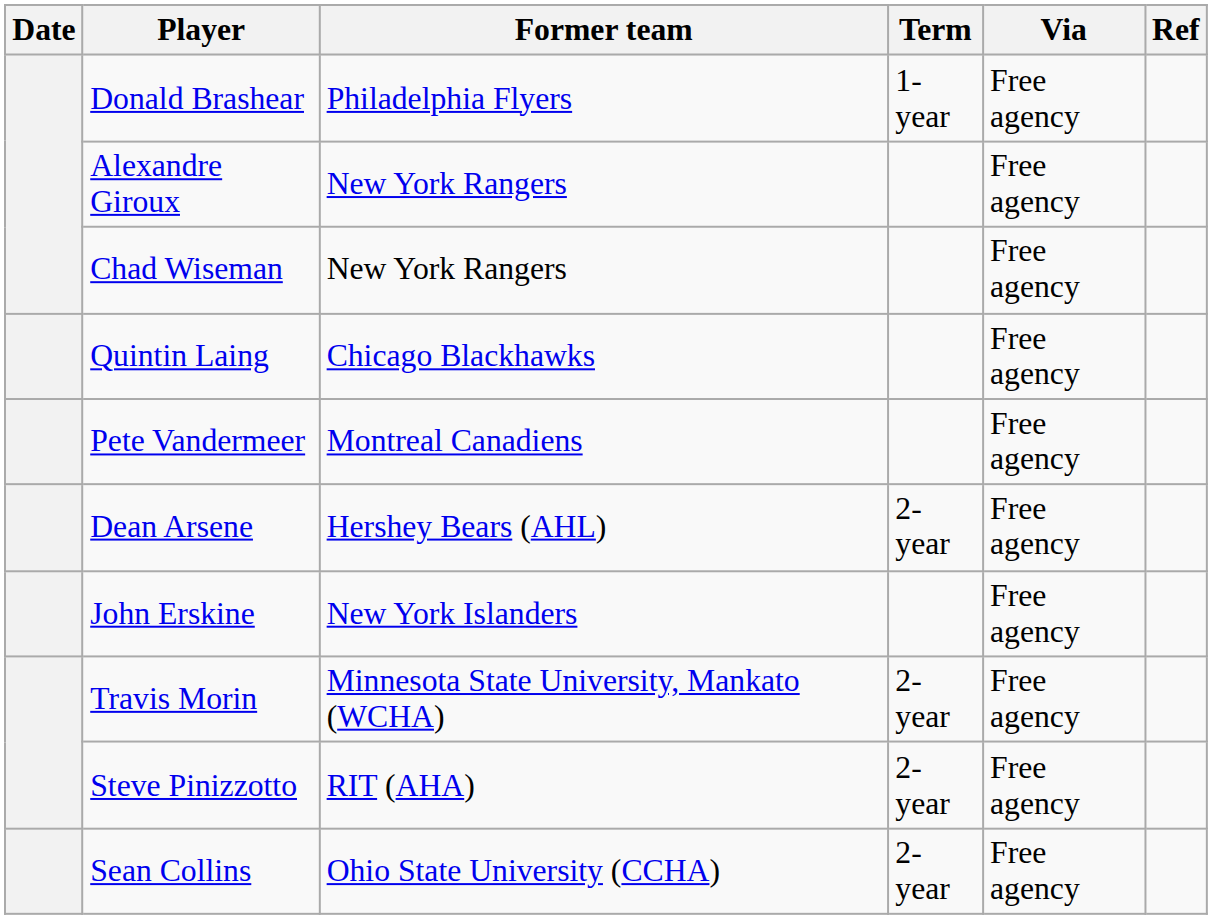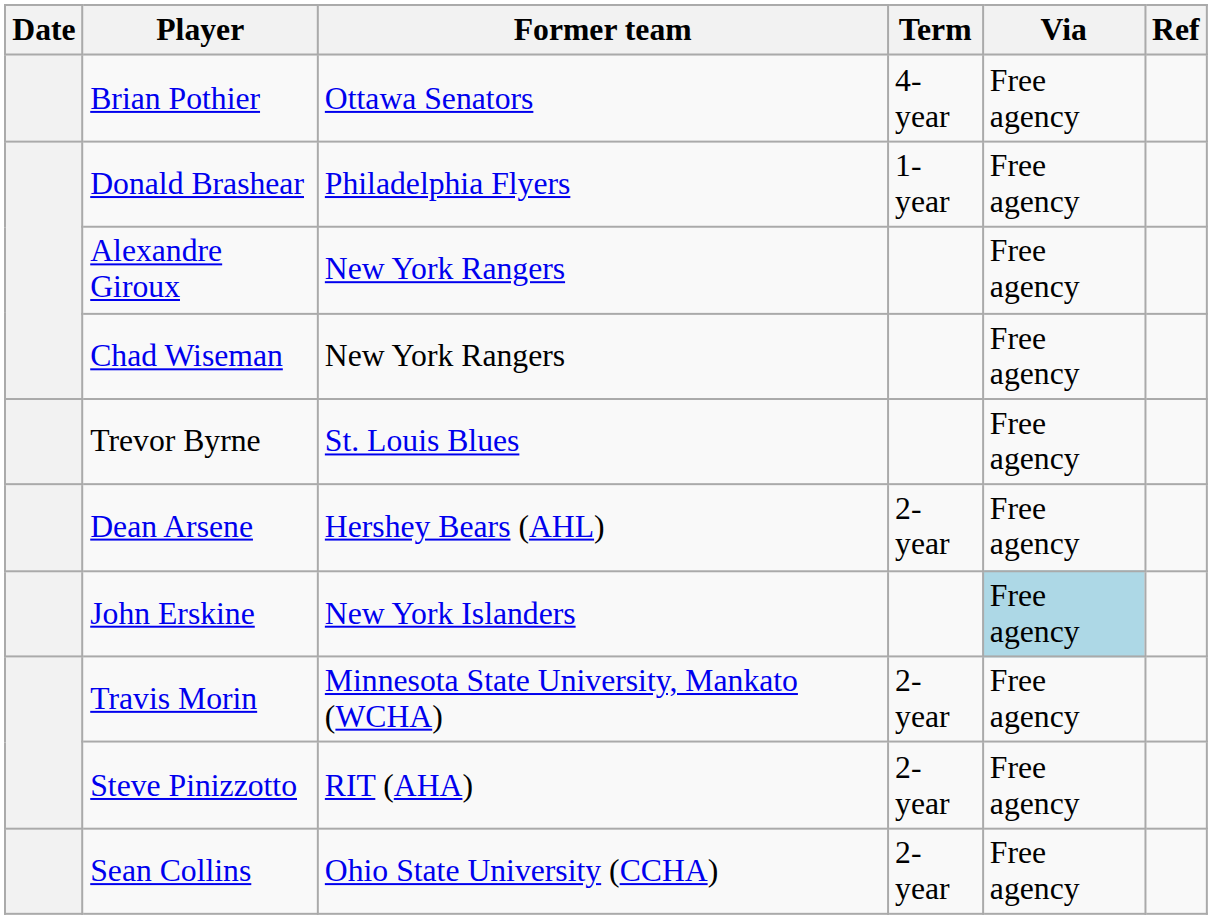+ row: (175, 97)
- row: (180, 355)
- row: (198, 441)
+ row: (175, 441)
(1035, 612) no background -> (1035, 612) lightblue background
